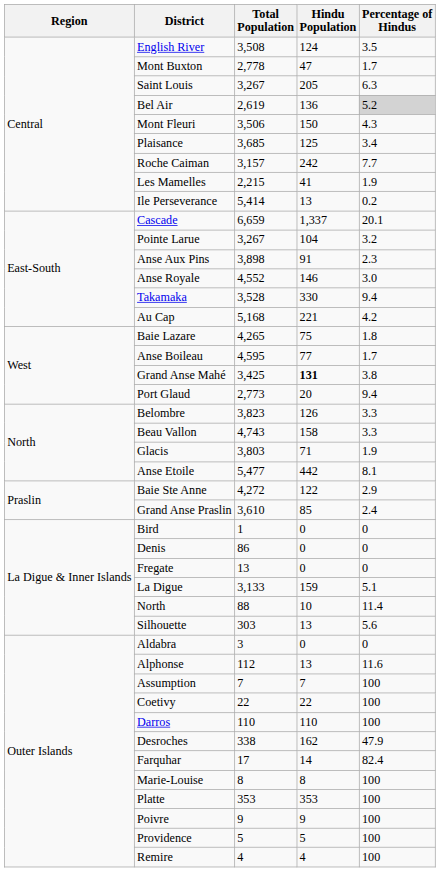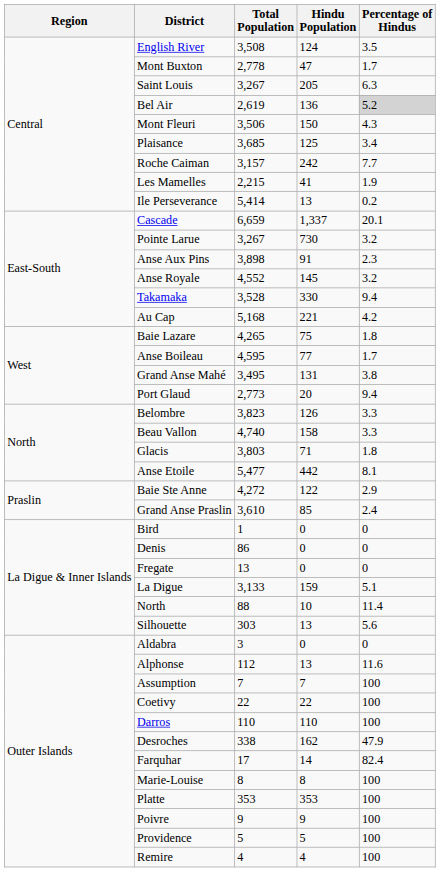(309, 239) 104 -> (309, 239) 730
(309, 278) 146 -> (309, 278) 145
(370, 278) 3.0 -> (370, 278) 3.2
(251, 374) 3,425 -> (251, 374) 3,495
(309, 374) bold -> (309, 374) normal
(251, 432) 4,743 -> (251, 432) 4,740
(370, 452) 1.9 -> (370, 452) 1.8
